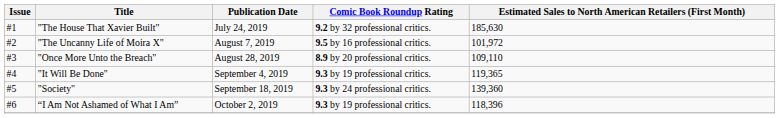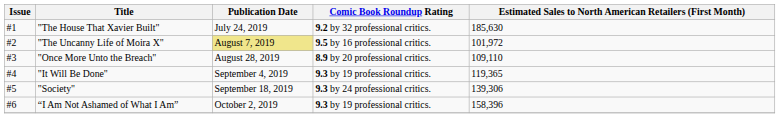(244, 43) no background -> (244, 43) khaki background
(487, 89) 139,360 -> (487, 89) 139,306
(487, 105) 118,396 -> (487, 105) 158,396
